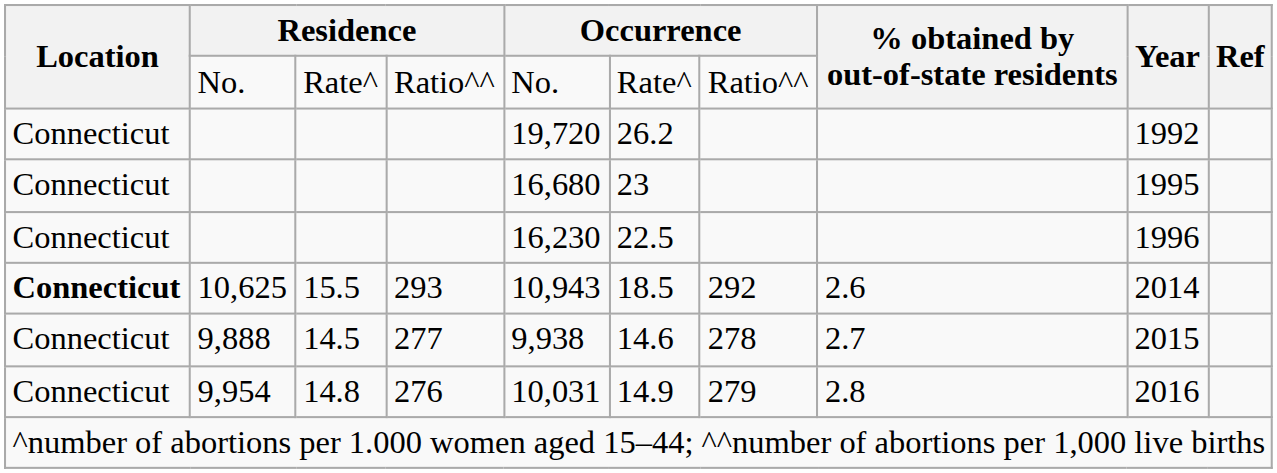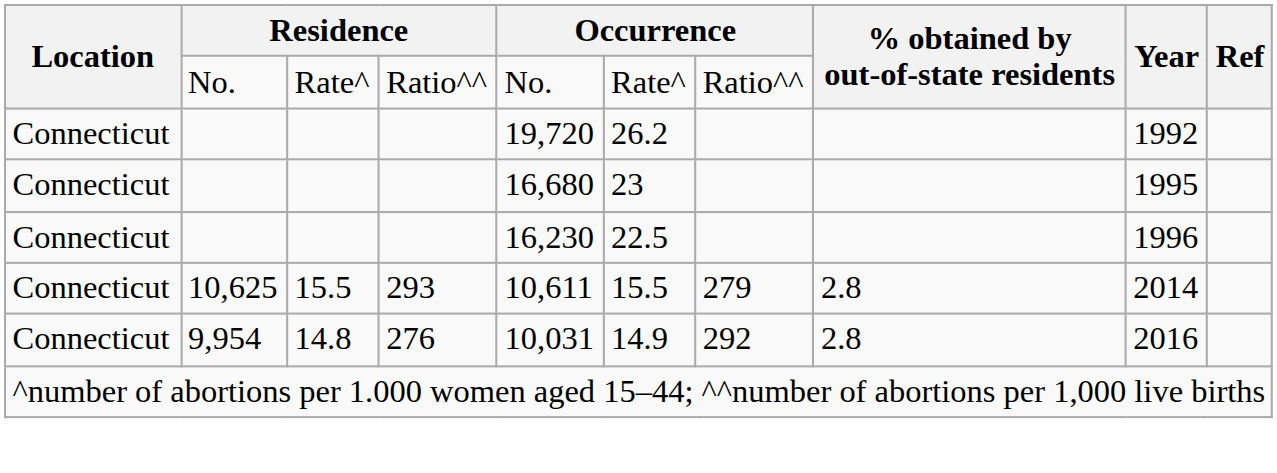(96, 287) bold -> (91, 287) normal
(556, 287) 10,943 -> (549, 287) 10,611
(645, 287) 18.5 -> (639, 287) 15.5
(732, 287) 292 -> (727, 287) 279
(845, 287) 2.6 -> (841, 287) 2.8
- row: (234, 339)
(732, 390) 279 -> (727, 339) 292
